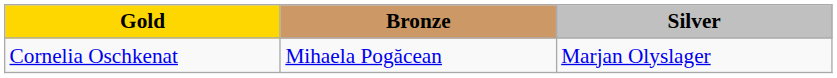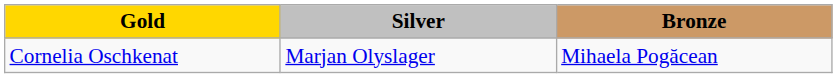columns swapped: (694, 21) <-> (418, 21)
